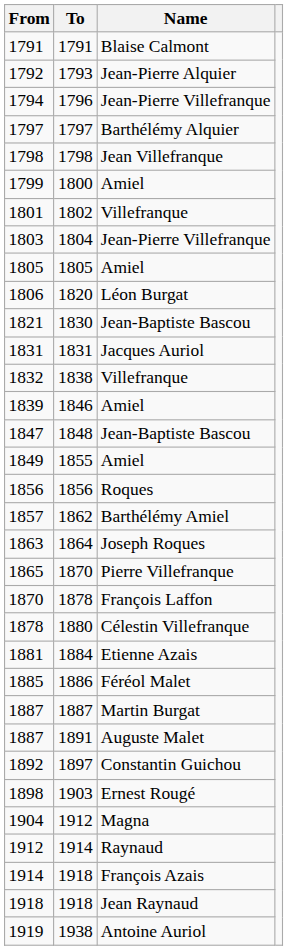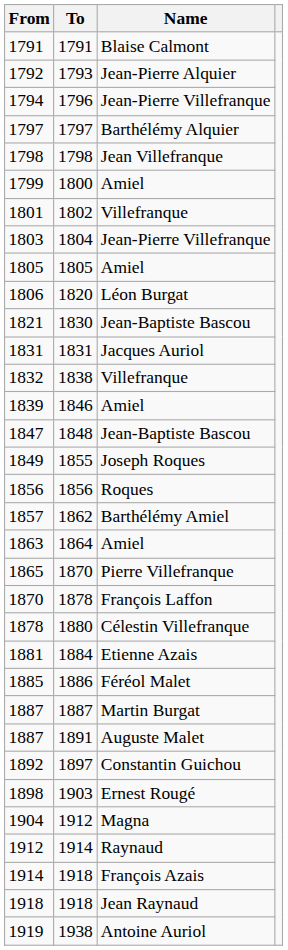(123, 460) Amiel -> (153, 460) Joseph Roques
(153, 543) Joseph Roques -> (123, 543) Amiel
